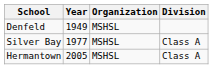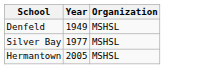- column: (184, 12)
